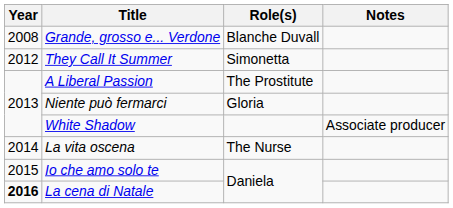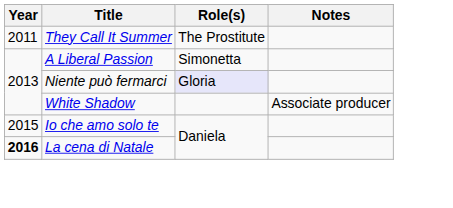- row: (133, 37)
(23, 59) 2012 -> (23, 37) 2011
(258, 59) Simonetta -> (222, 37) The Prostitute
(270, 81) The Prostitute -> (210, 59) Simonetta
(245, 103) no background -> (197, 81) lavender background
- row: (90, 147)
